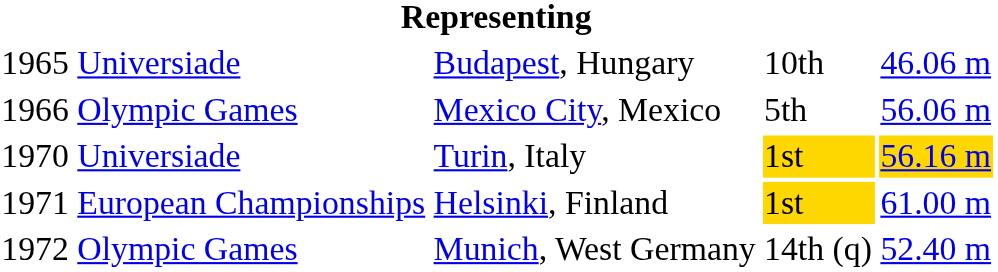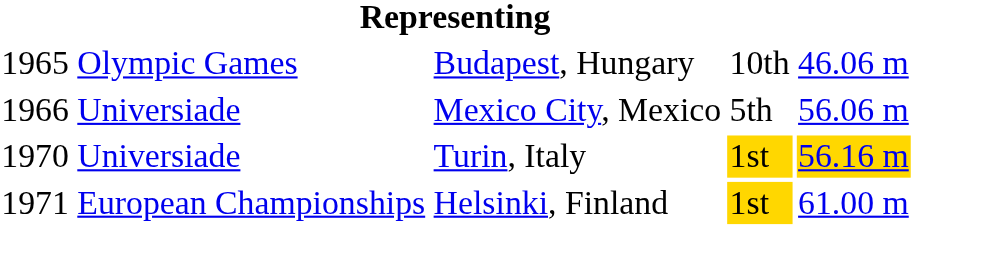(159, 63) Universiade -> (187, 63) Olympic Games
(187, 109) Olympic Games -> (159, 109) Universiade
- row: (595, 248)
